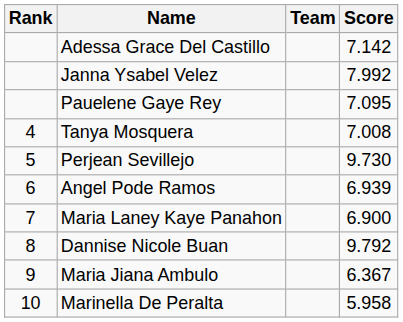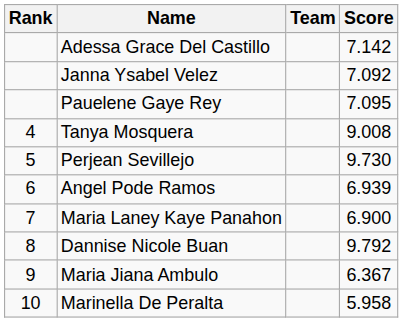(369, 75) 7.992 -> (369, 75) 7.092
(369, 132) 7.008 -> (369, 132) 9.008
